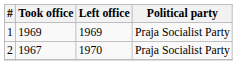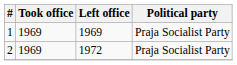(30, 50) 1967 -> (30, 50) 1969
(90, 50) 1970 -> (90, 50) 1972
